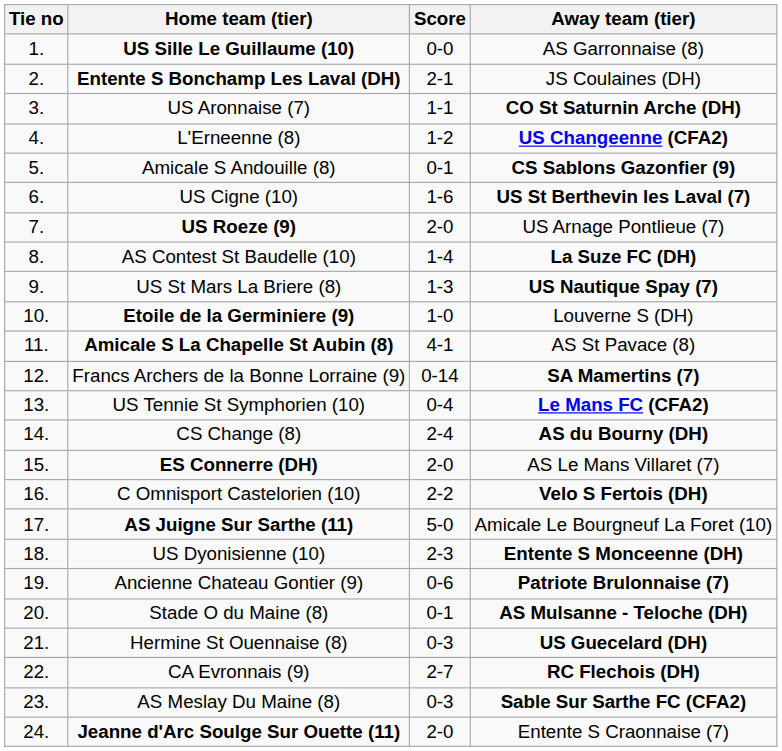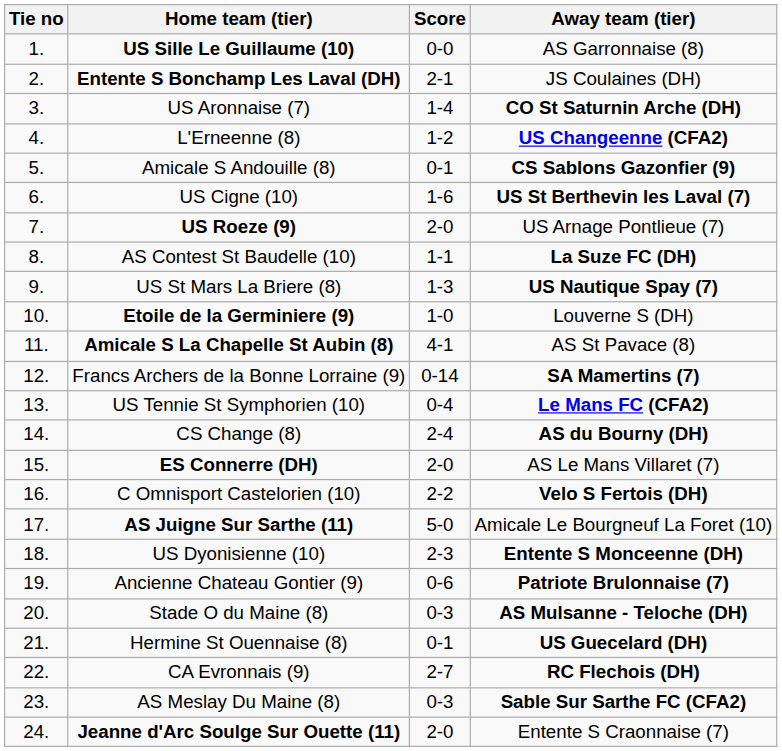(440, 108) 1-1 -> (440, 108) 1-4
(440, 256) 1-4 -> (440, 256) 1-1
(440, 613) 0-1 -> (440, 613) 0-3
(440, 642) 0-3 -> (440, 642) 0-1
